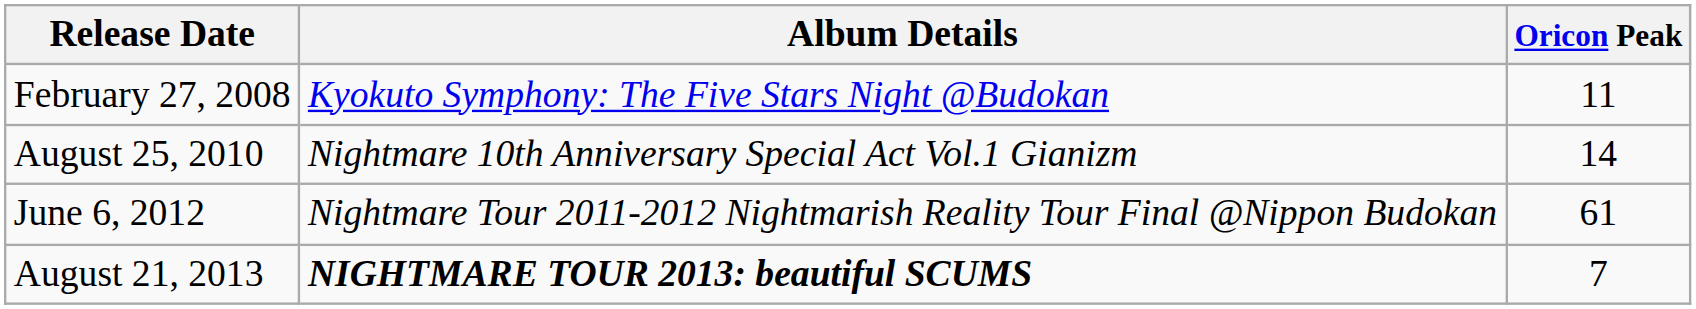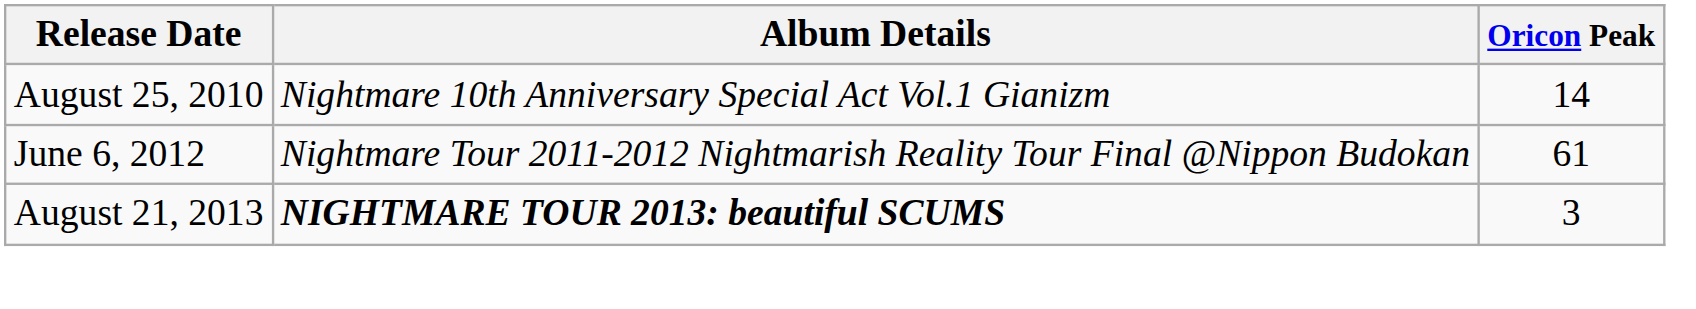- row: (152, 93)
(1598, 272) 7 -> (1571, 213) 3
